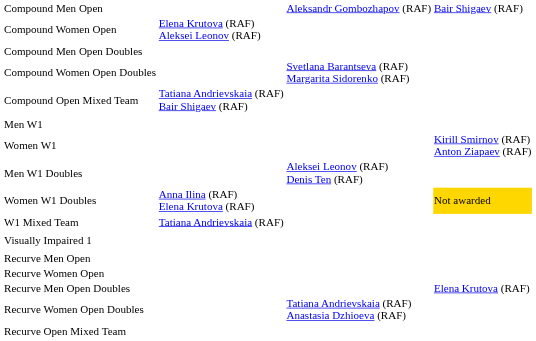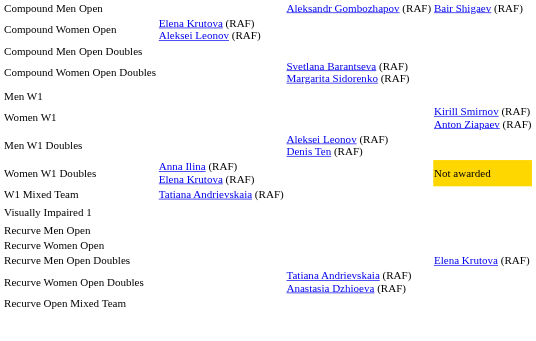- row: (71, 100)
